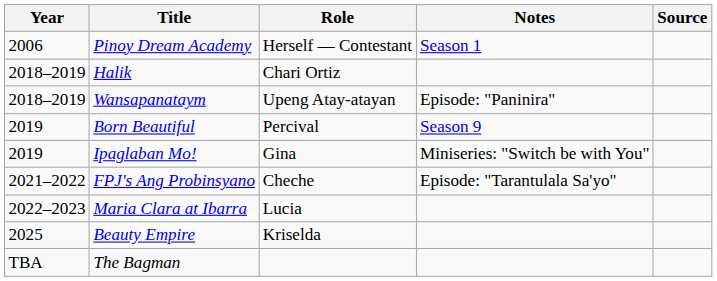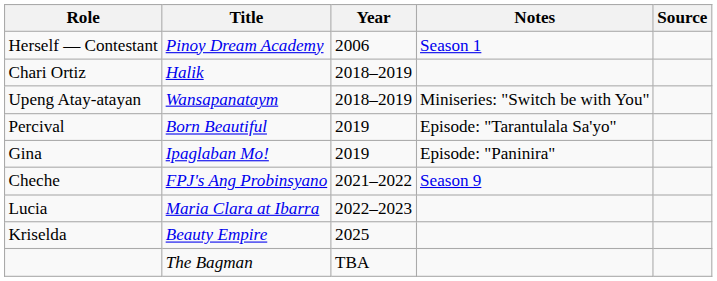columns swapped: (47, 18) <-> (337, 18)
(488, 99) Episode: "Paninira" -> (535, 99) Miniseries: "Switch be with You"
(451, 126) Season 9 -> (518, 126) Episode: "Tarantulala Sa'yo"
(535, 153) Miniseries: "Switch be with You" -> (488, 153) Episode: "Paninira"
(518, 180) Episode: "Tarantulala Sa'yo" -> (451, 180) Season 9
